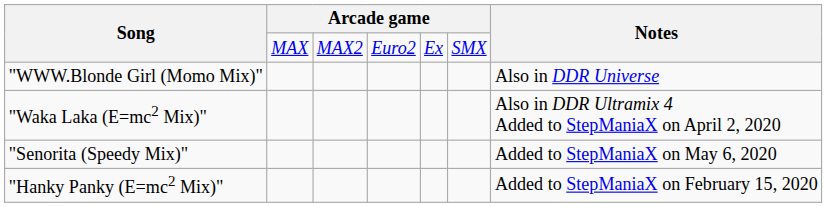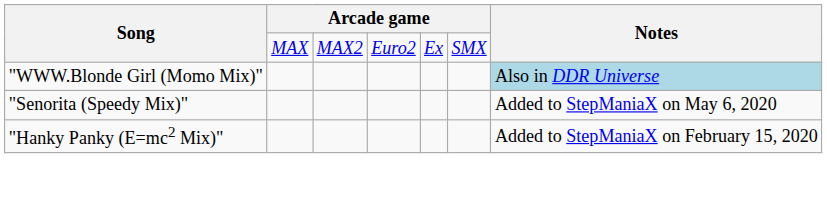(577, 76) no background -> (577, 76) lightblue background
- row: (108, 115)
